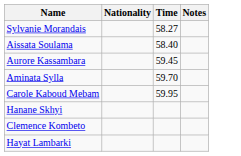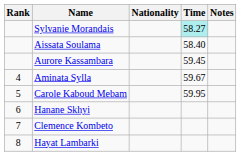+ column: (18, 12)
(167, 29) no background -> (194, 29) paleturquoise background
(167, 77) 59.70 -> (194, 77) 59.67
